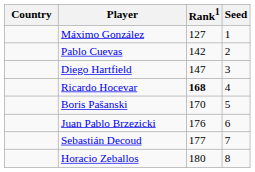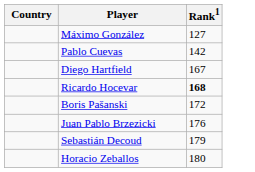- column: (236, 14)
(197, 69) 147 -> (197, 69) 167
(197, 105) 170 -> (197, 105) 172
(197, 140) 177 -> (197, 140) 179
